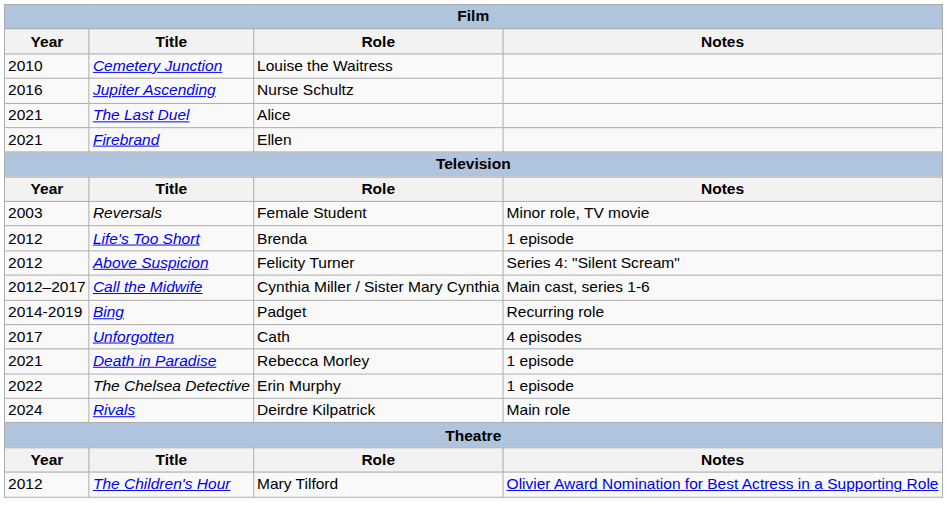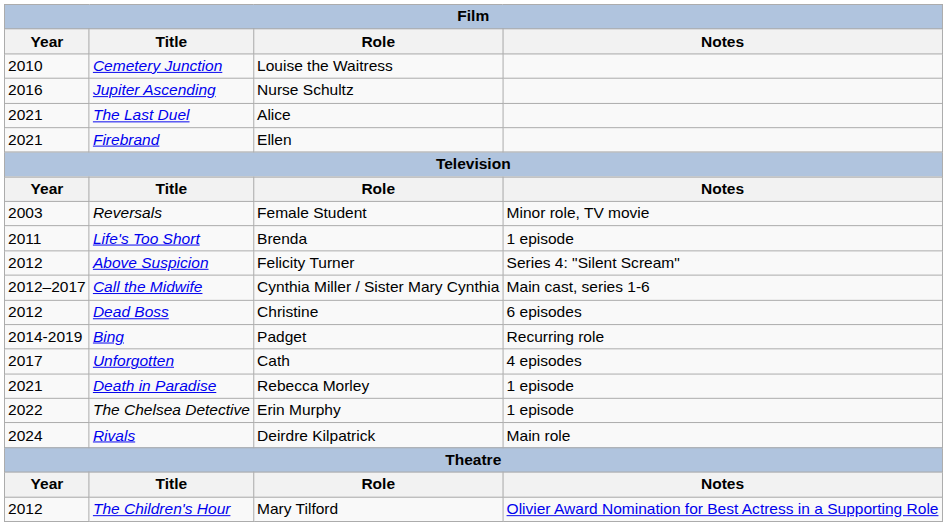(25, 238) 2012 -> (25, 238) 2011
+ row: (131, 312)
